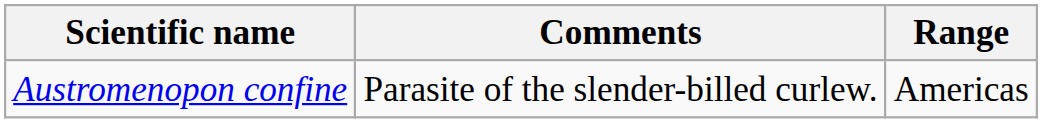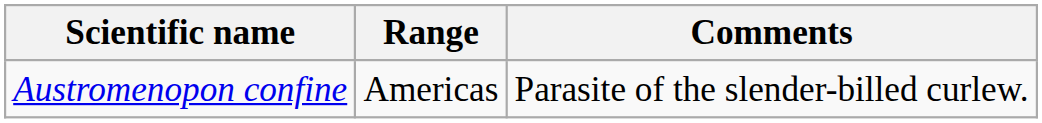columns swapped: (961, 32) <-> (620, 32)
